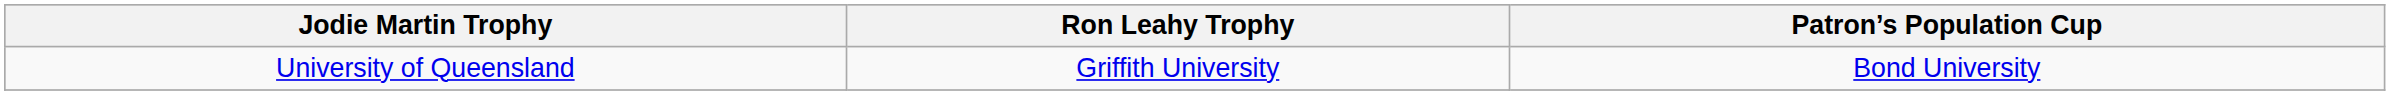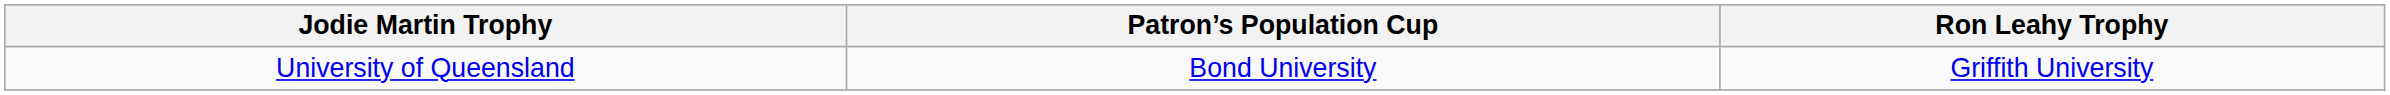columns swapped: (1947, 25) <-> (1178, 25)
